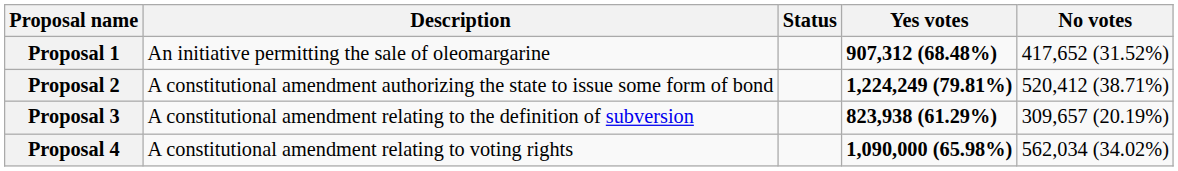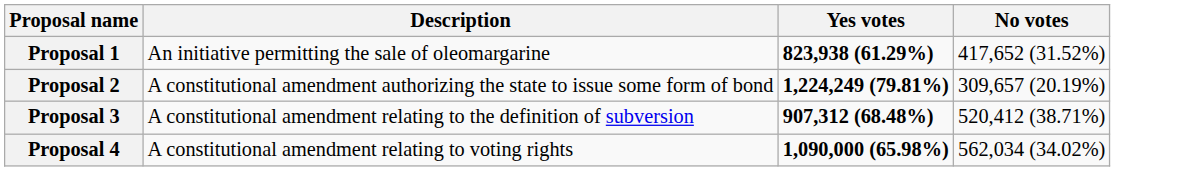- column: (810, 20)
(922, 52) 907,312 (68.48%) -> (858, 52) 823,938 (61.29%)
(1095, 85) 520,412 (38.71%) -> (1032, 85) 309,657 (20.19%)
(922, 117) 823,938 (61.29%) -> (858, 117) 907,312 (68.48%)
(1095, 117) 309,657 (20.19%) -> (1032, 117) 520,412 (38.71%)
